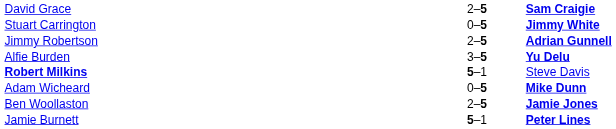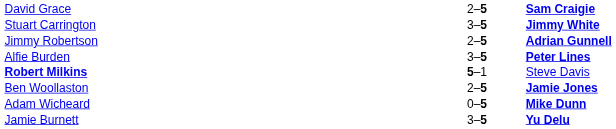(477, 25) 0–5 -> (477, 25) 3–5
(548, 56) Yu Delu -> (558, 56) Peter Lines
rows swapped: (46, 104) <-> (47, 88)
(477, 119) 5–1 -> (477, 119) 3–5
(558, 119) Peter Lines -> (548, 119) Yu Delu
